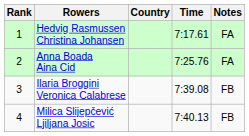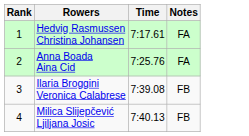- column: (150, 12)
